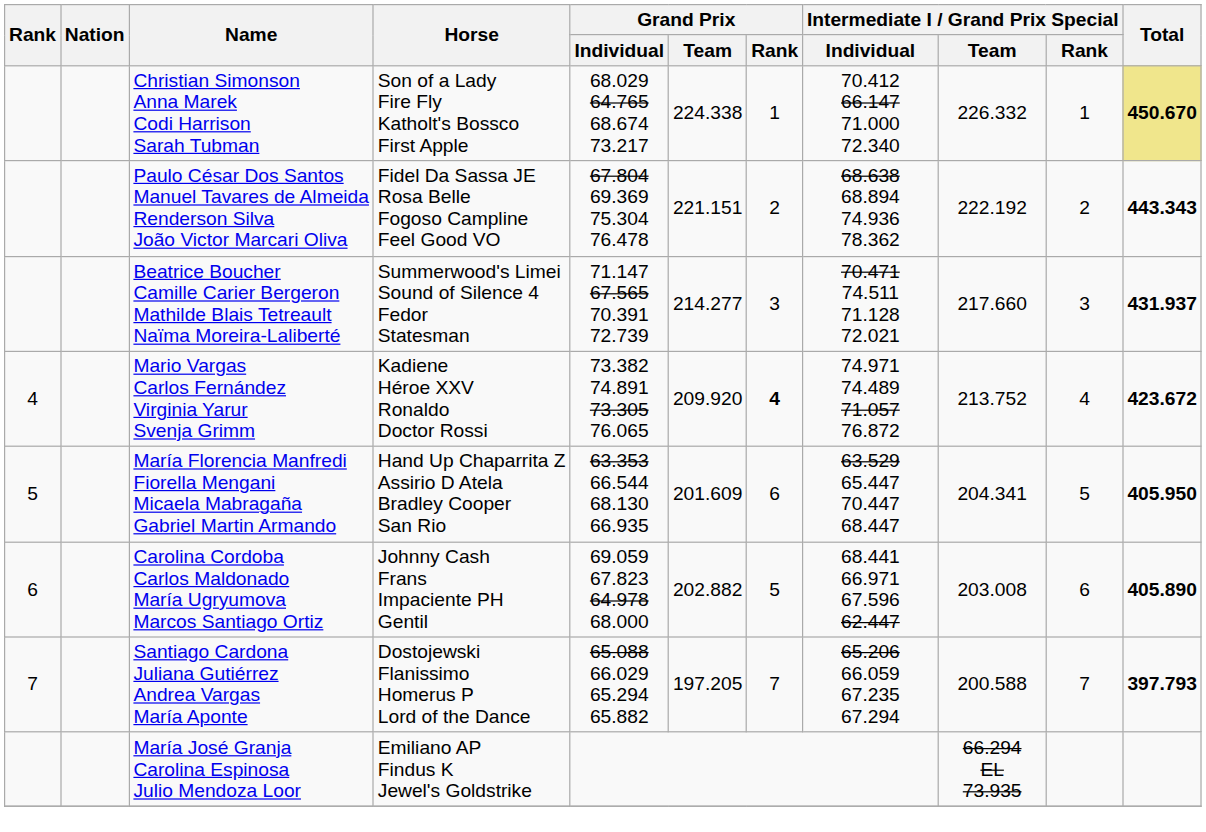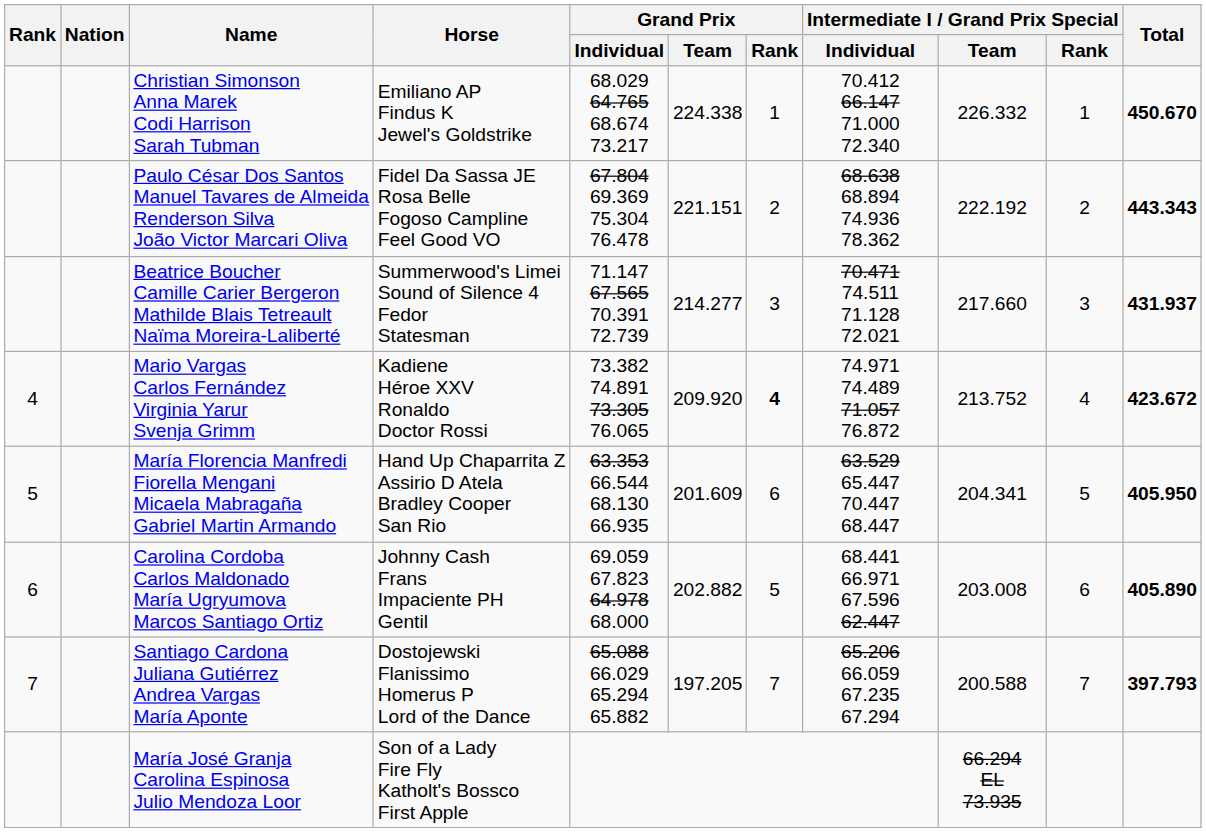(448, 113) Son of a Lady Fire Fly Katholt's Bossco First Apple -> (455, 113) Emiliano AP Findus K Jewel's Goldstrike
(1162, 113) khaki background -> (1162, 113) no background
(455, 768) Emiliano AP Findus K Jewel's Goldstrike -> (448, 779) Son of a Lady Fire Fly Katholt's Bossco First Apple
